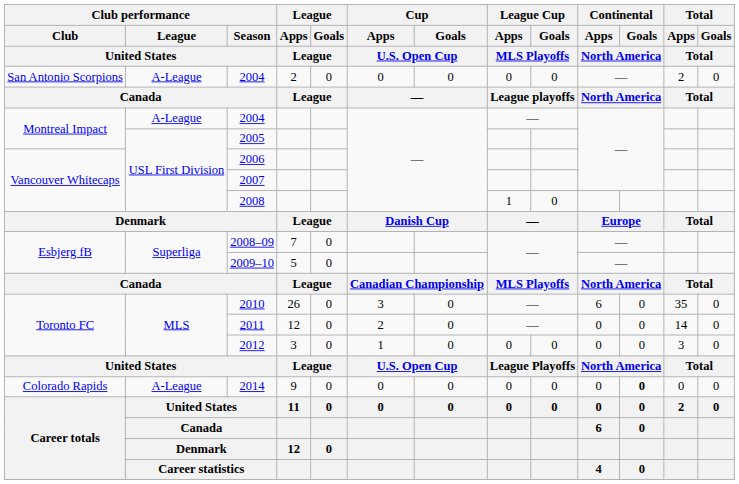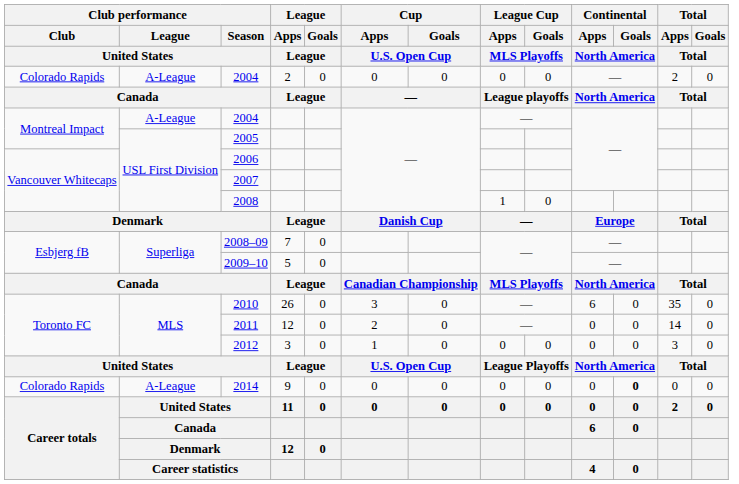(65, 77) San Antonio Scorpions -> (62, 77) Colorado Rapids
